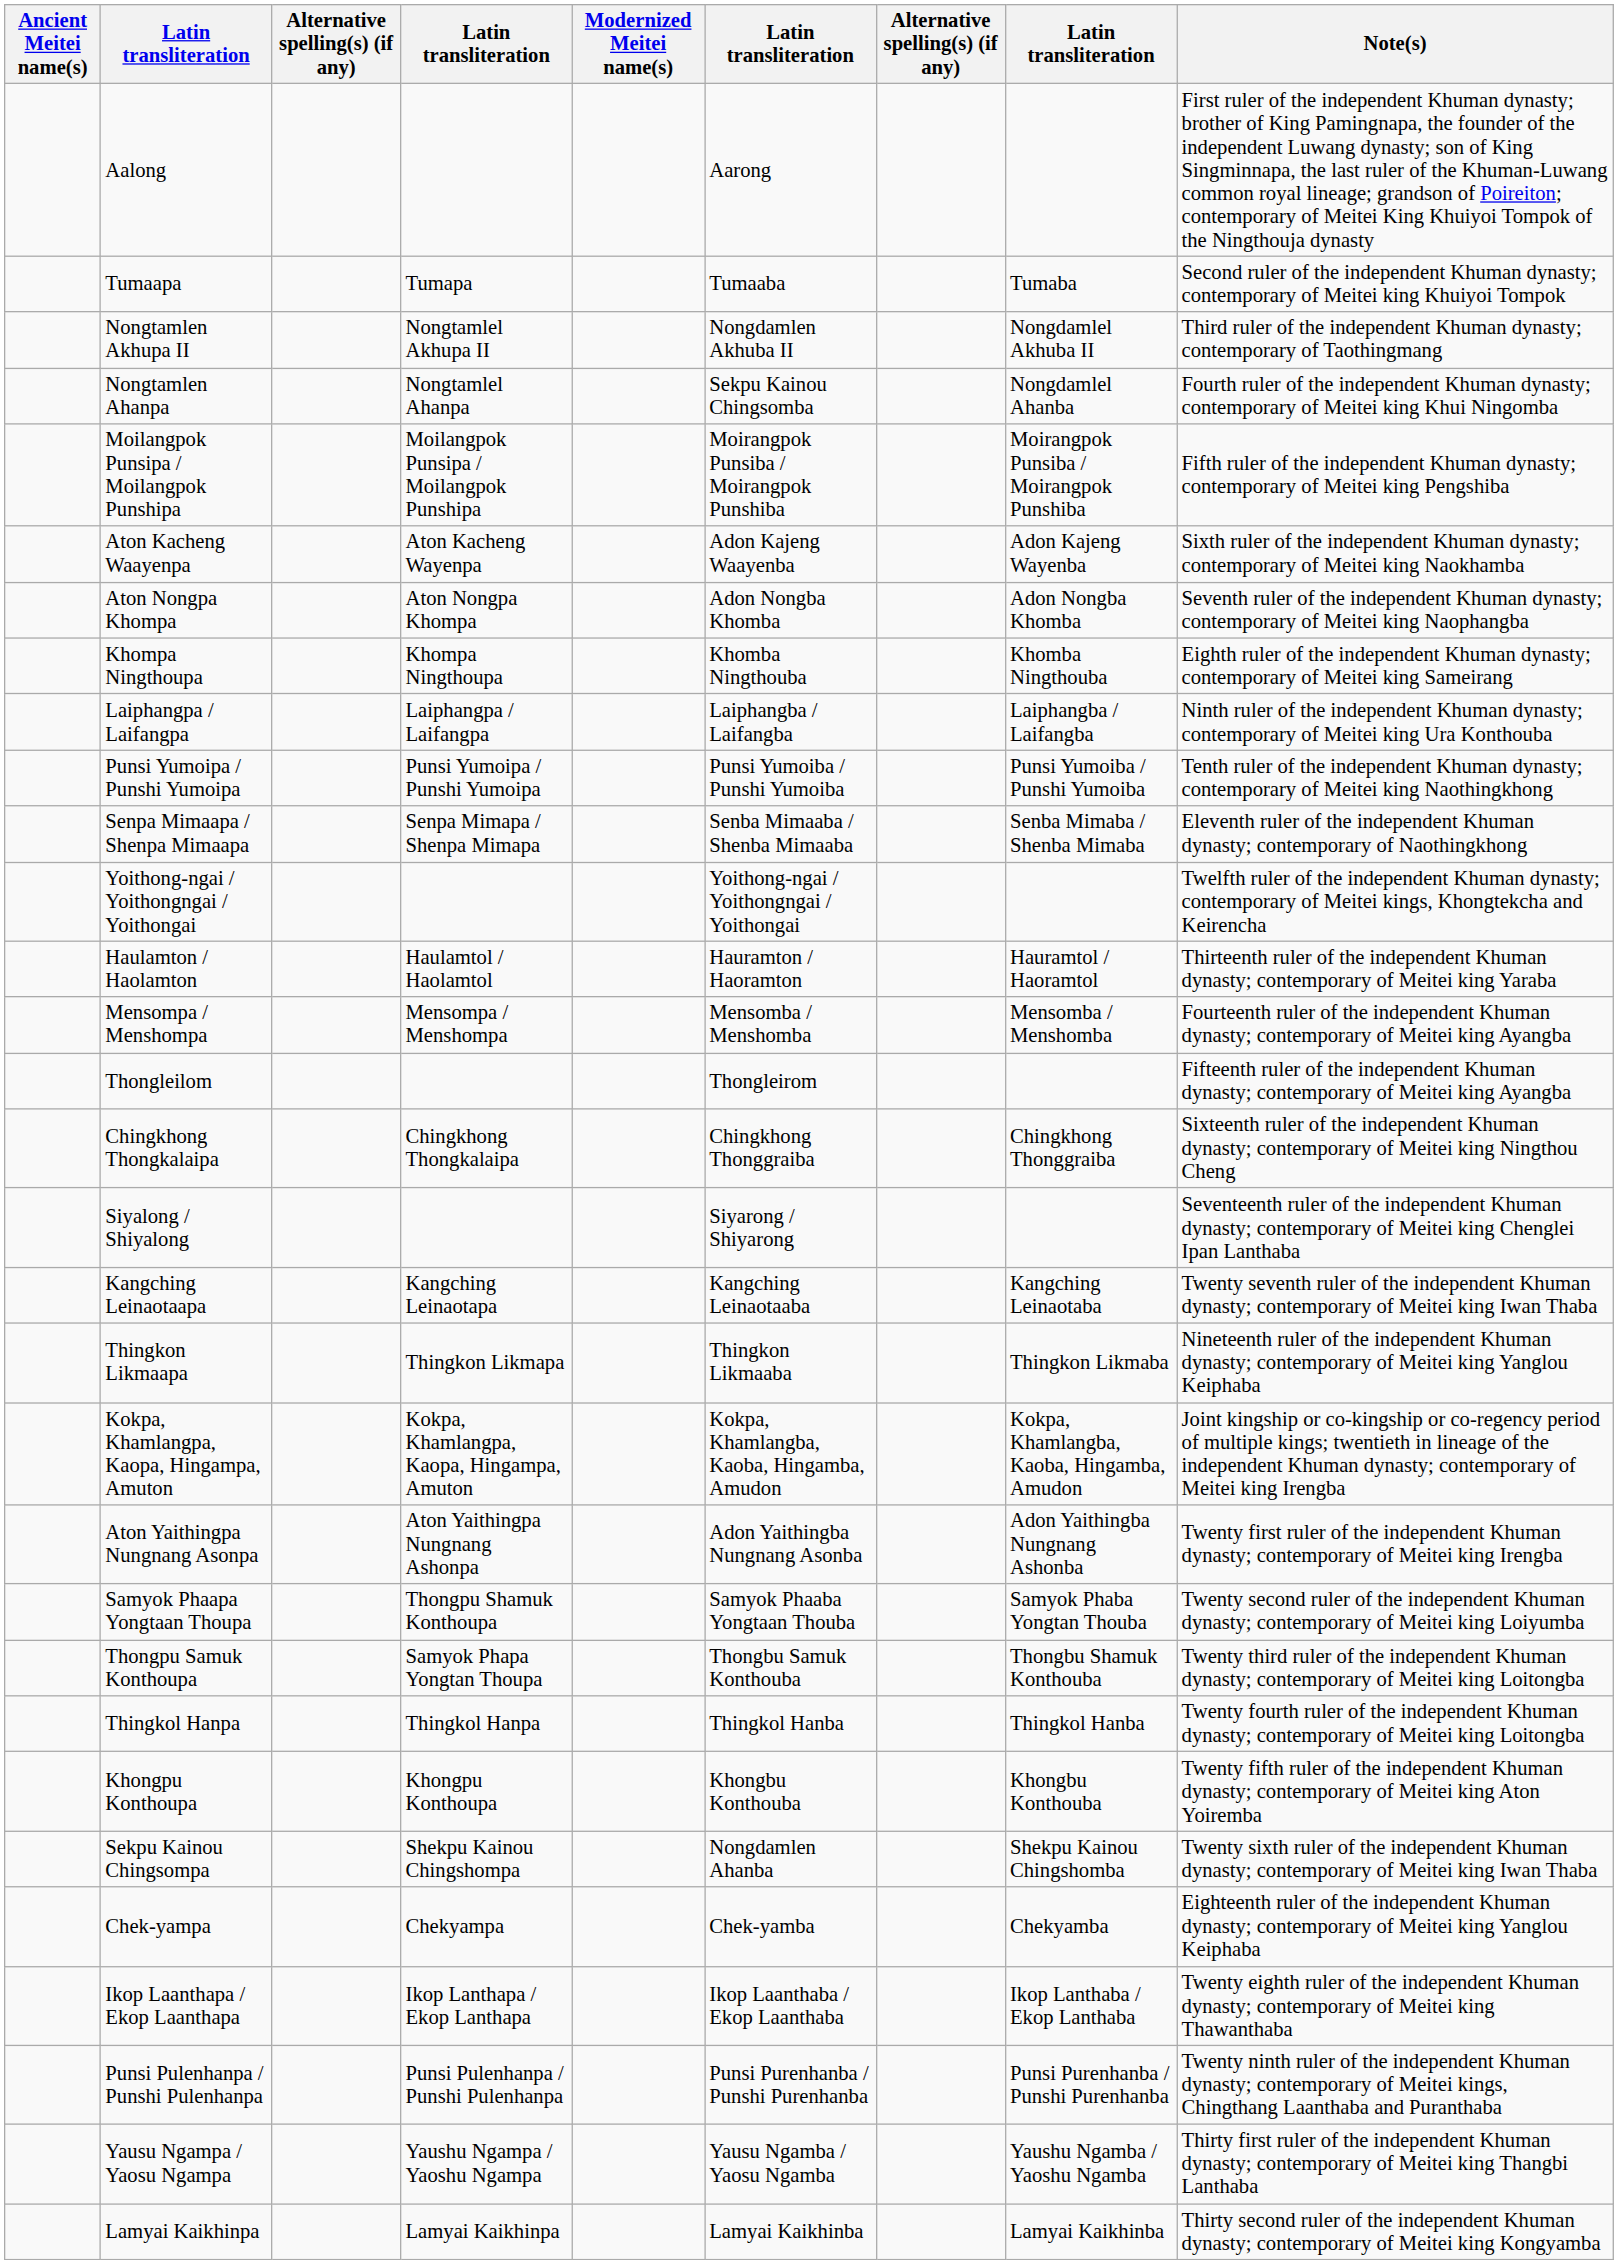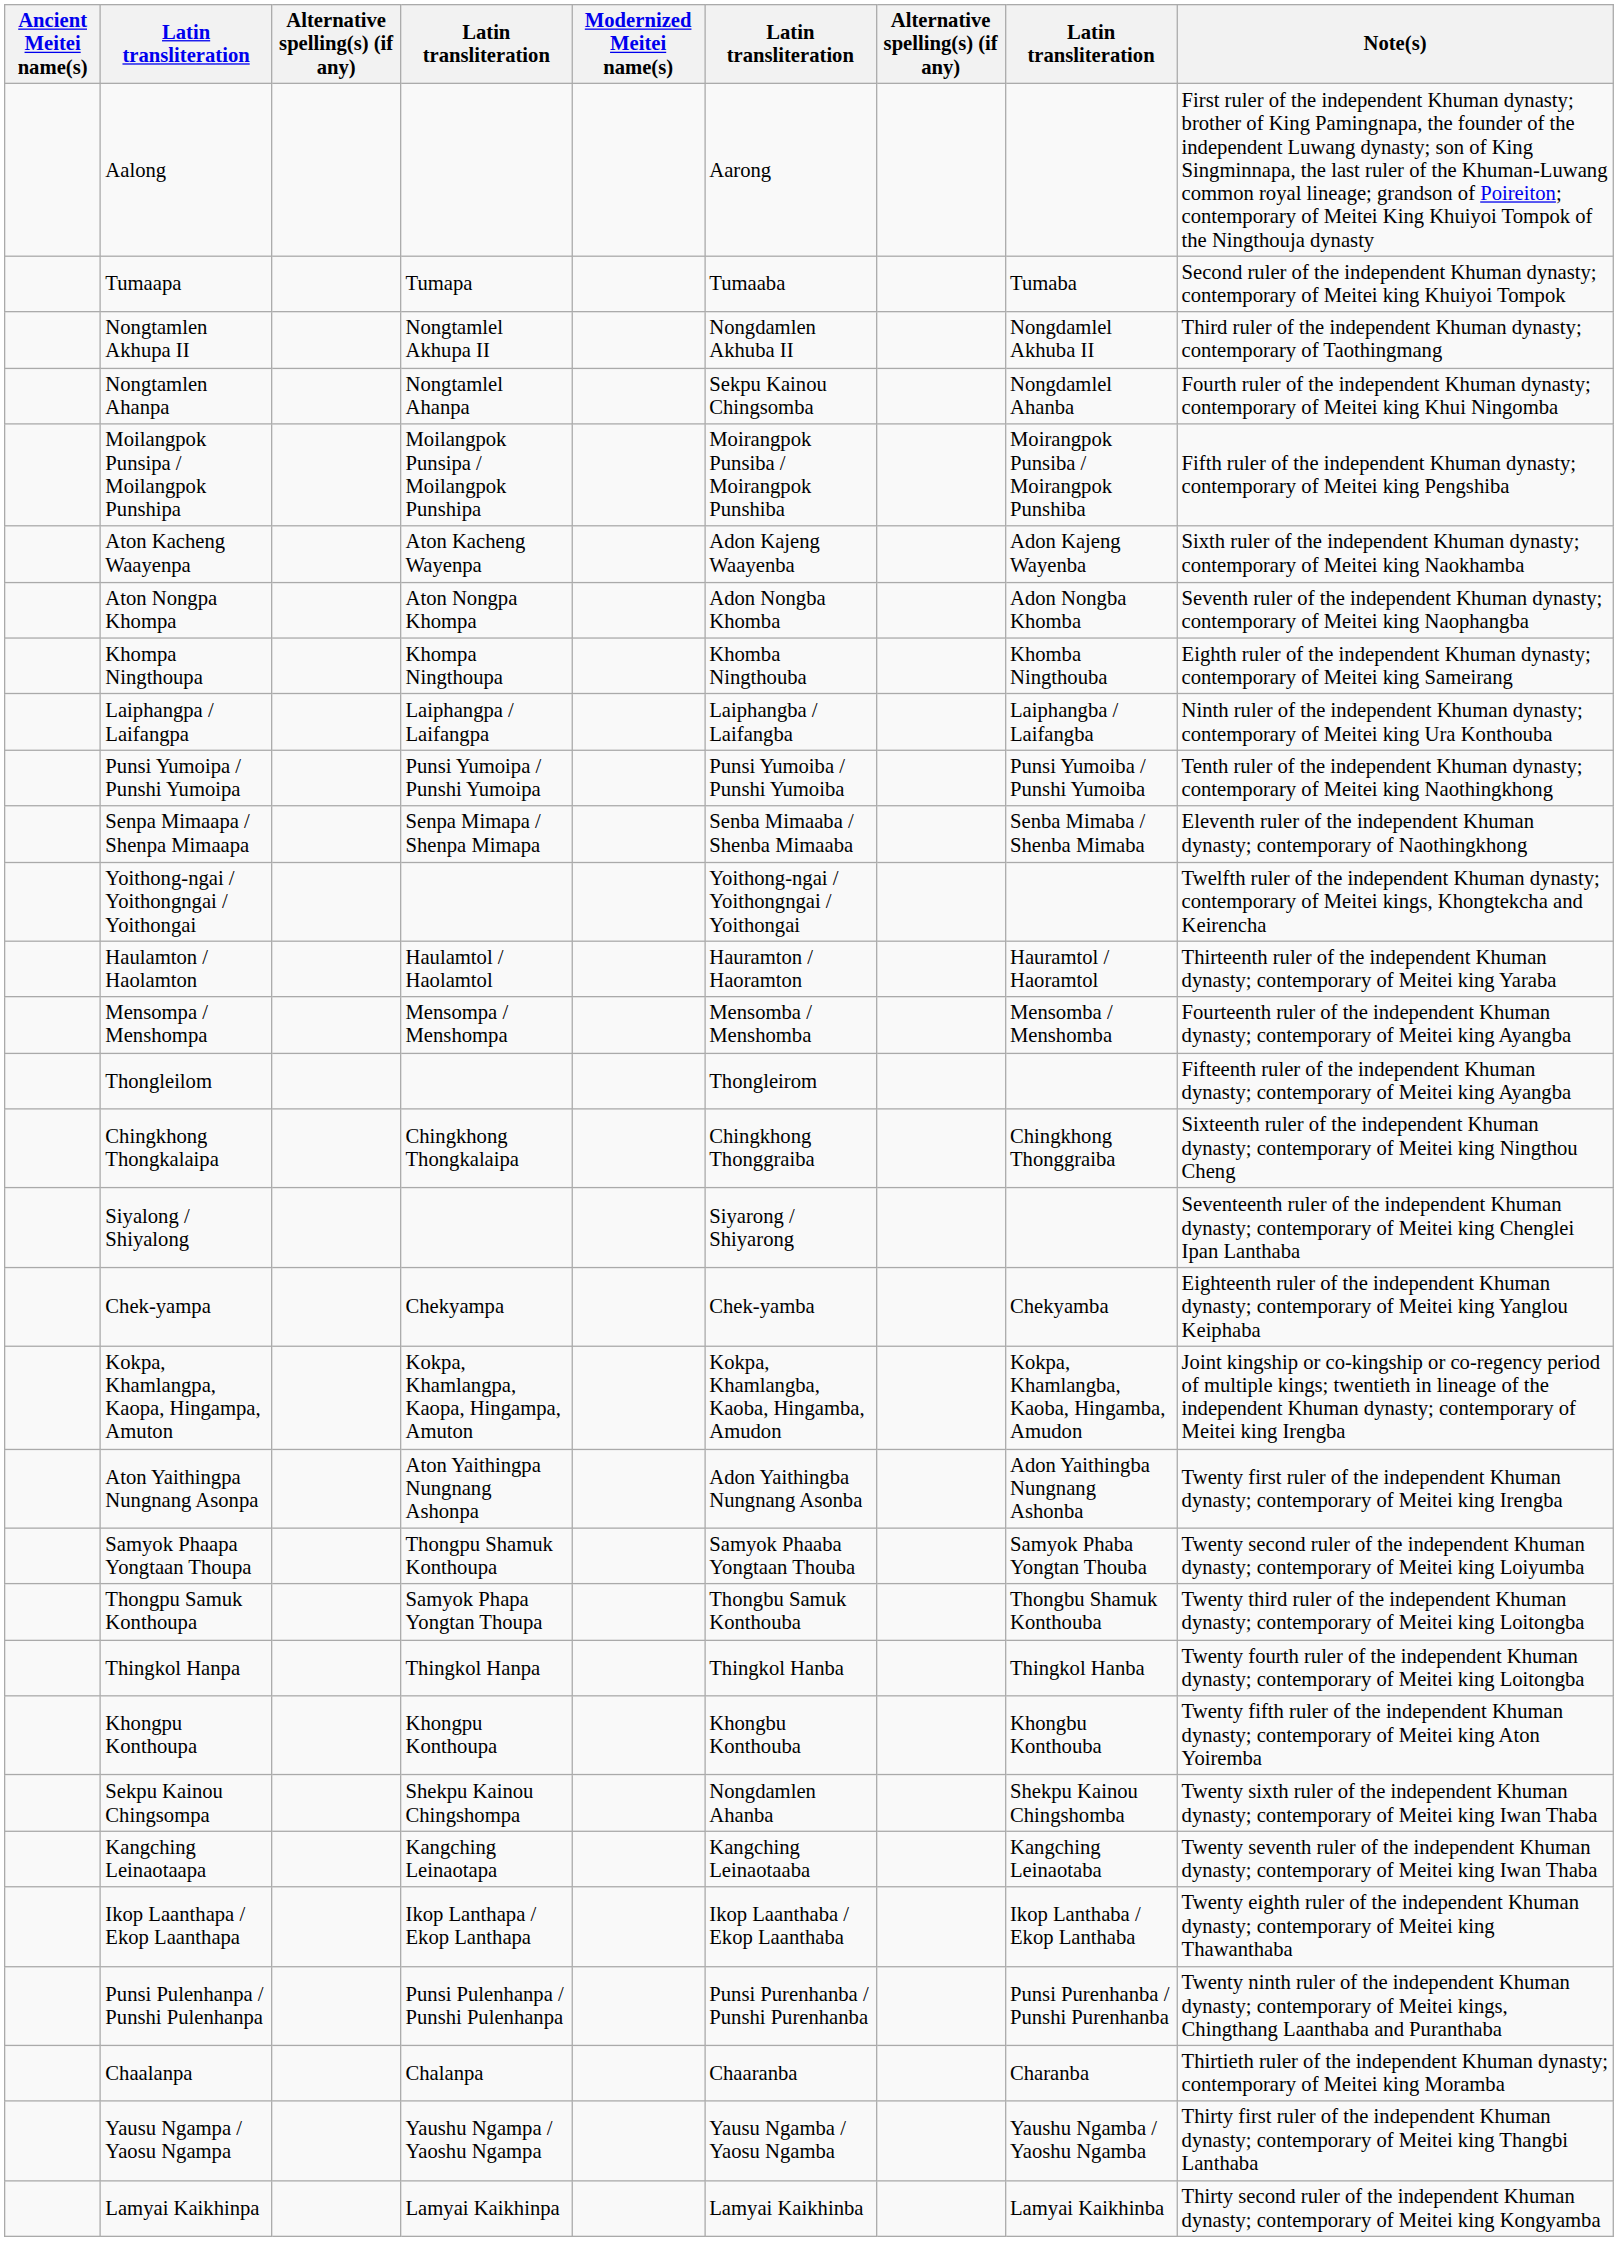rows swapped: (158, 1926) <-> (156, 1295)
- row: (147, 1362)
+ row: (149, 2073)
